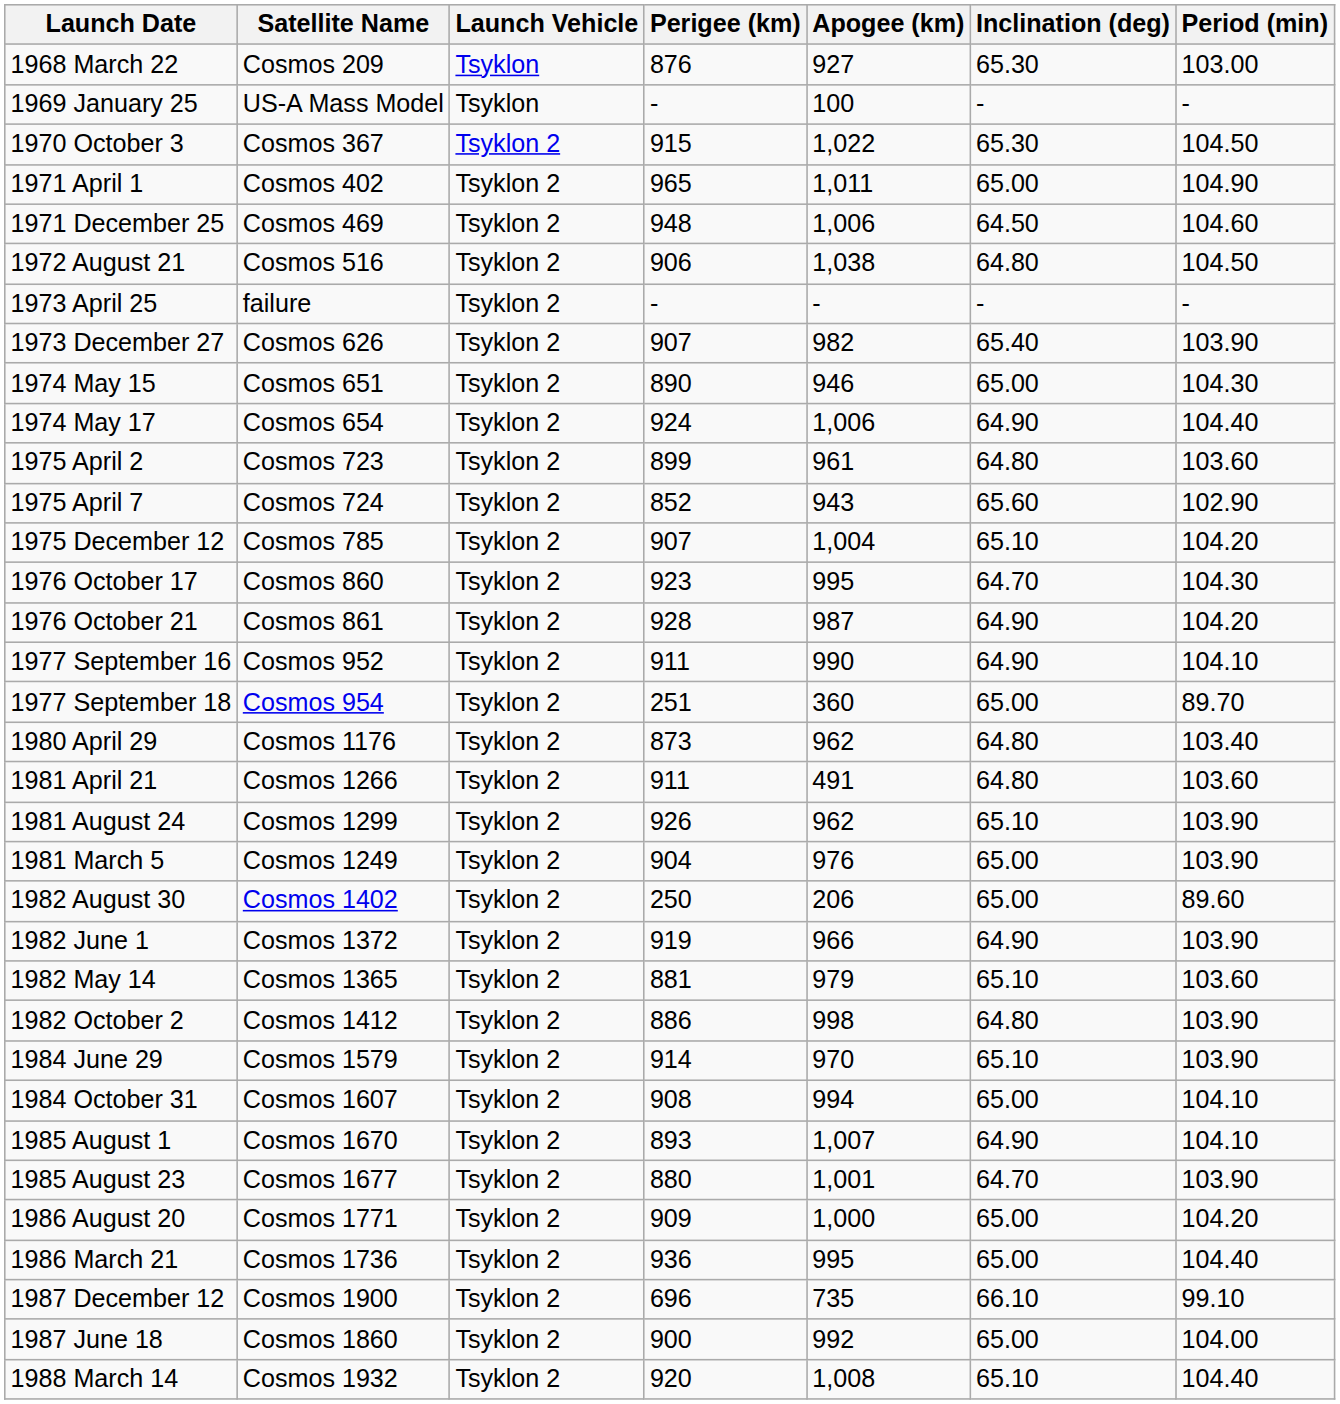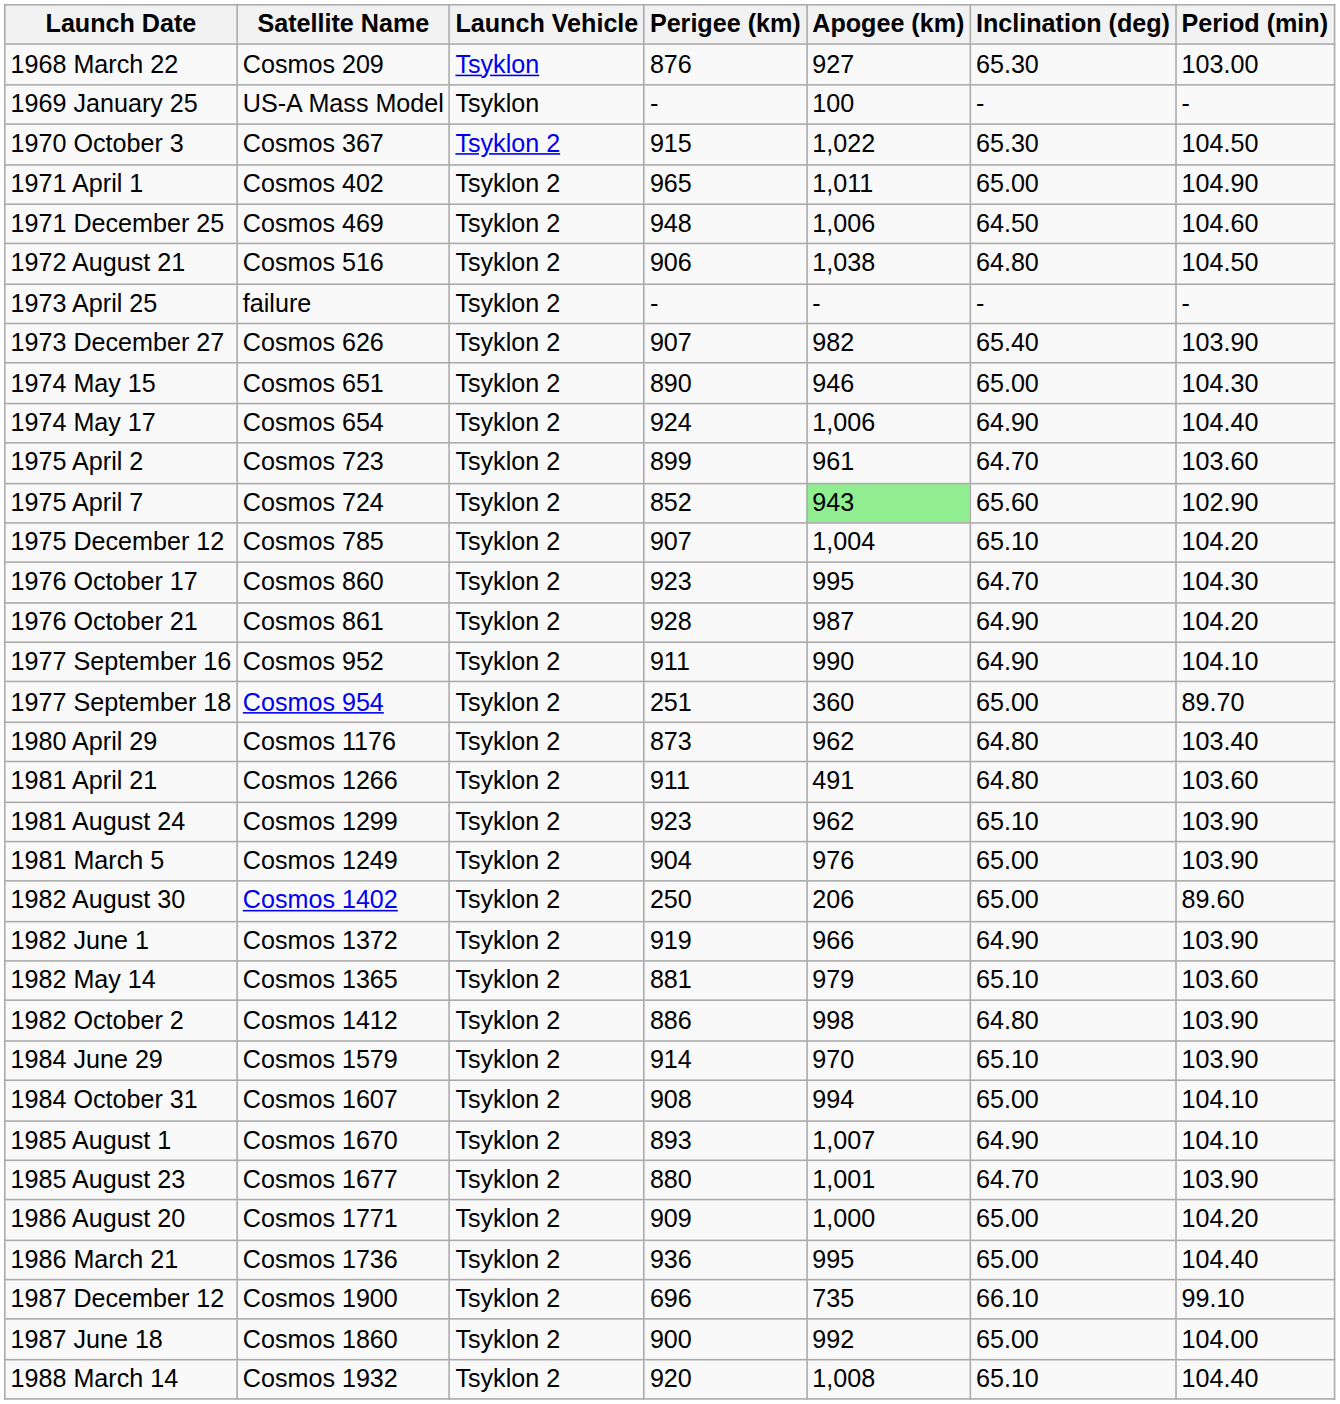(1007, 462) 64.80 -> (1007, 462) 64.70
(833, 502) no background -> (833, 502) lightgreen background
(671, 821) 926 -> (671, 821) 923
